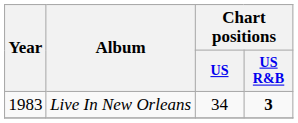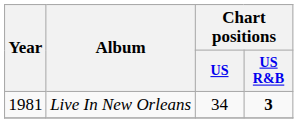(25, 104) 1983 -> (25, 104) 1981
